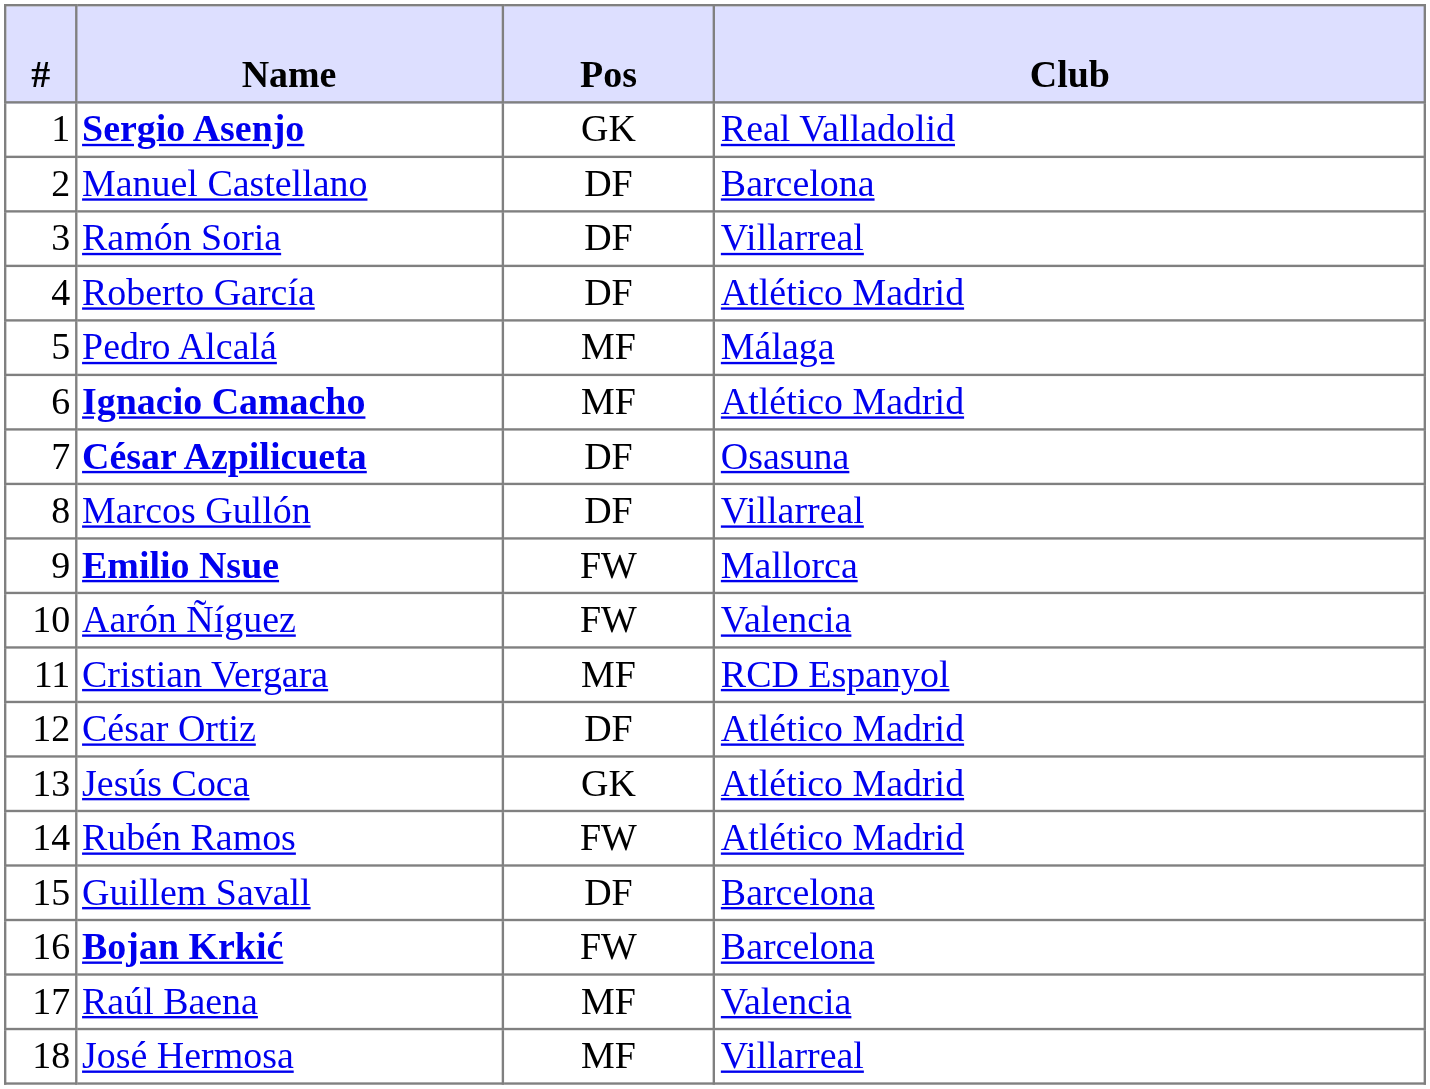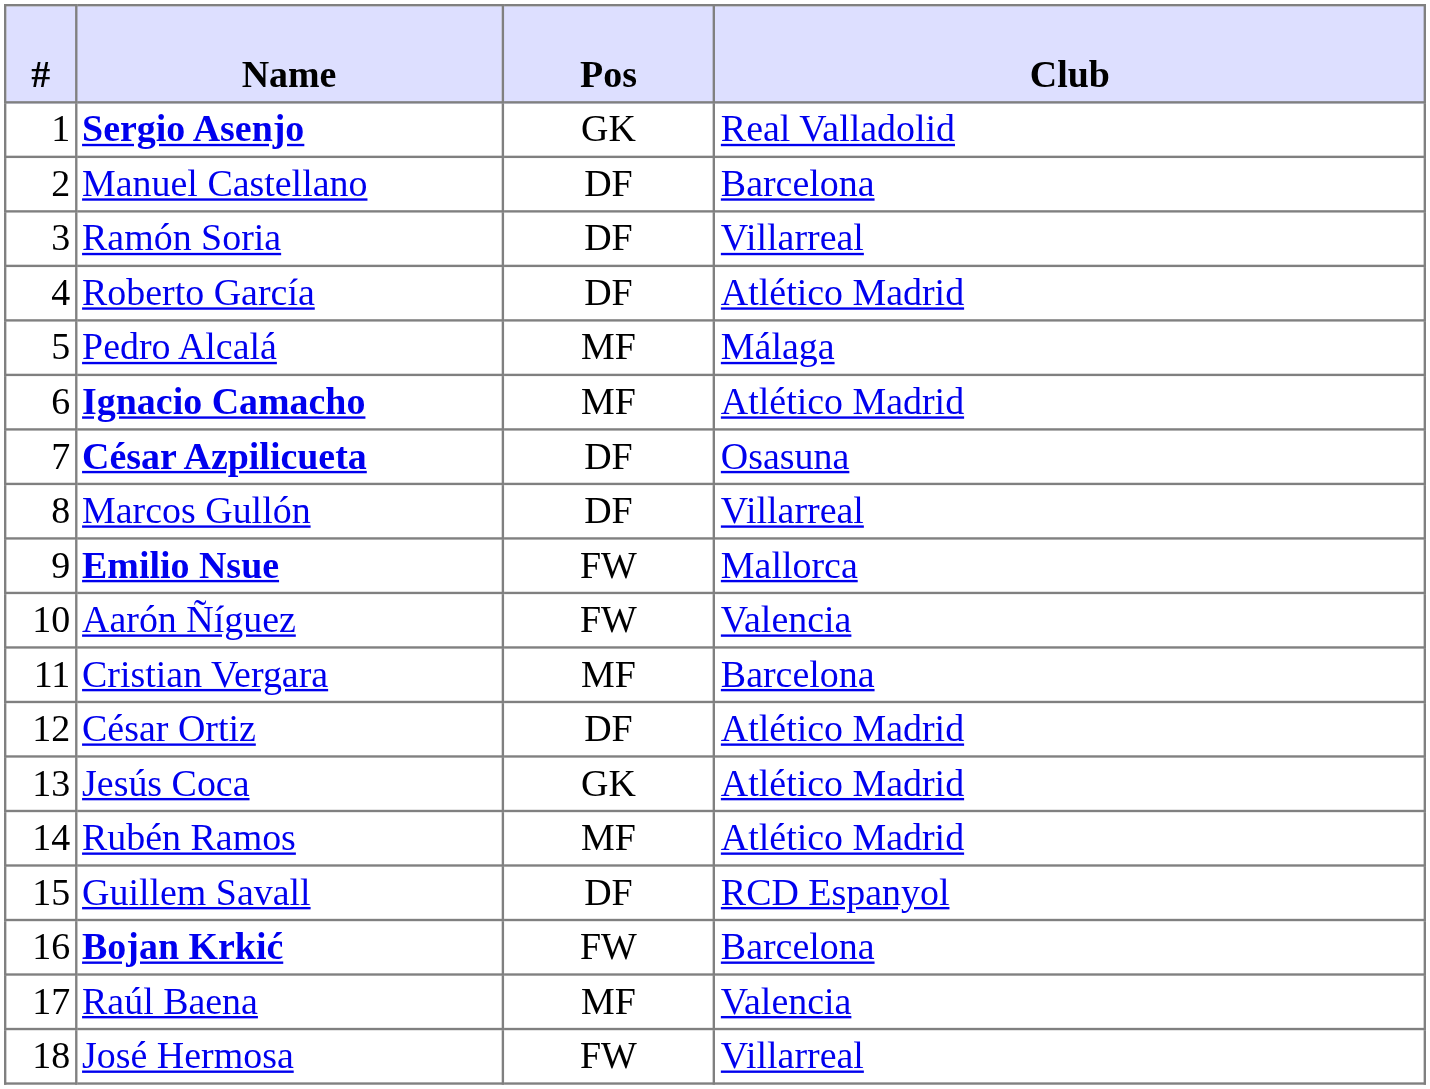(835, 674) RCD Espanyol -> (798, 674) Barcelona
(608, 837) FW -> (608, 837) MF
(798, 892) Barcelona -> (835, 892) RCD Espanyol
(608, 1055) MF -> (608, 1055) FW
